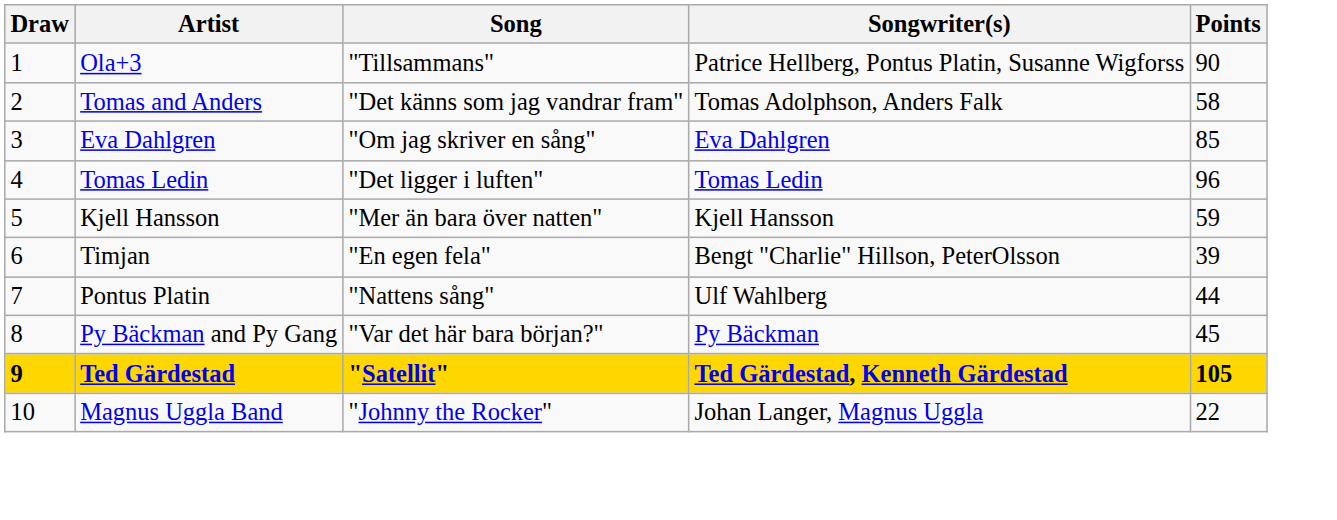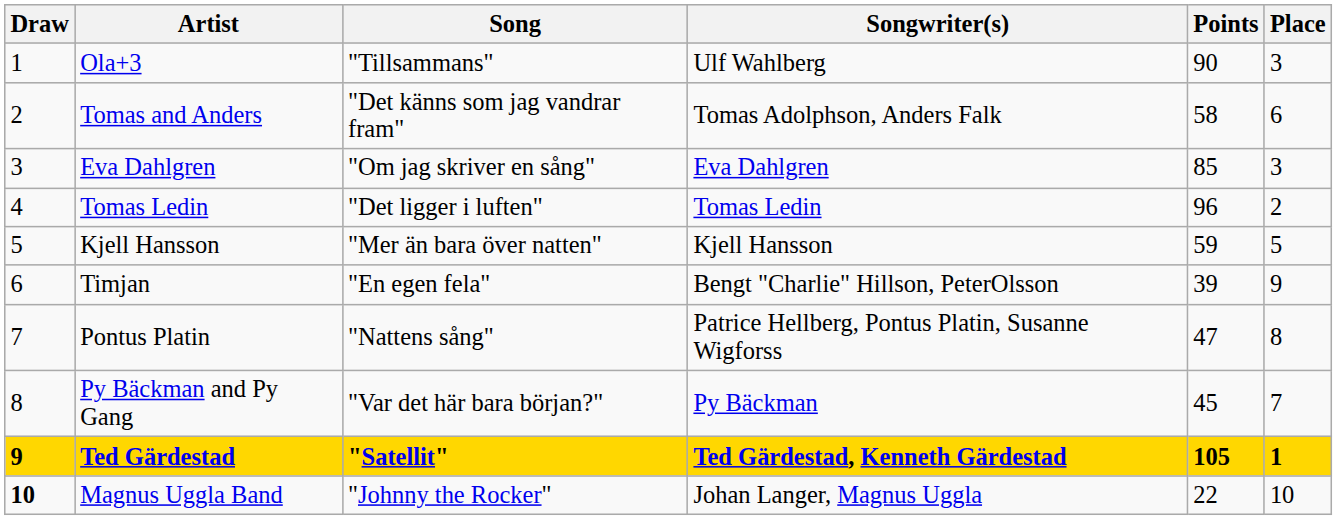+ column: (1298, 23)
(939, 62) Patrice Hellberg, Pontus Platin, Susanne Wigforss -> (760, 62) Ulf Wahlberg
(761, 295) Ulf Wahlberg -> (891, 336) Patrice Hellberg, Pontus Platin, Susanne Wigforss
(1208, 295) 44 -> (1206, 336) 47
(23, 412) normal -> (23, 494) bold
